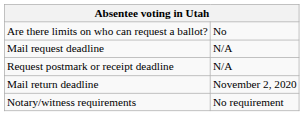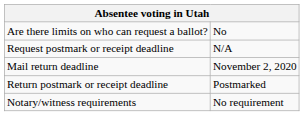- row: (55, 48)
+ row: (87, 84)
